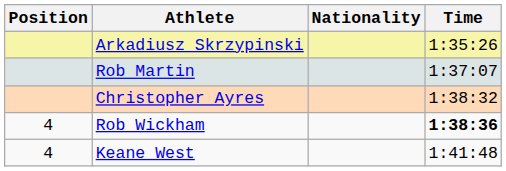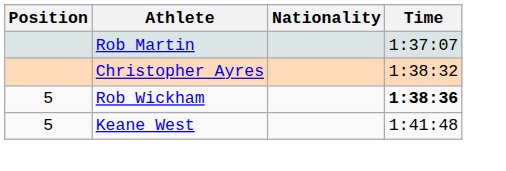- row: (200, 45)
(48, 126) 4 -> (48, 99) 5
(48, 153) 4 -> (48, 126) 5
